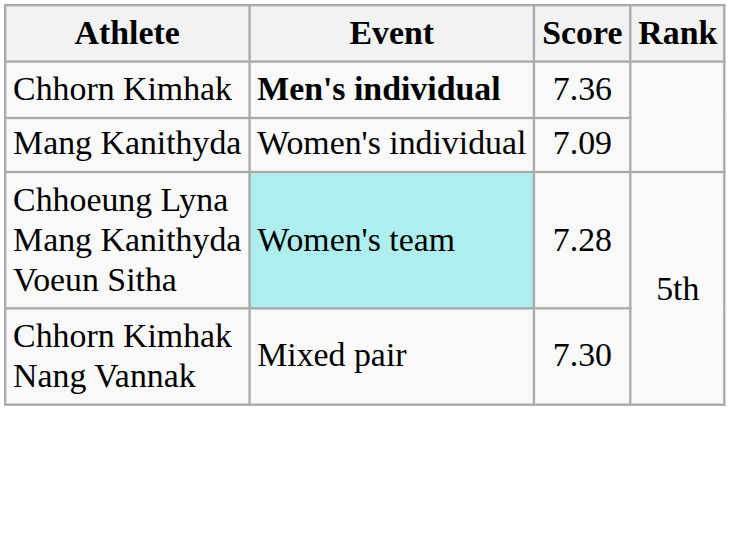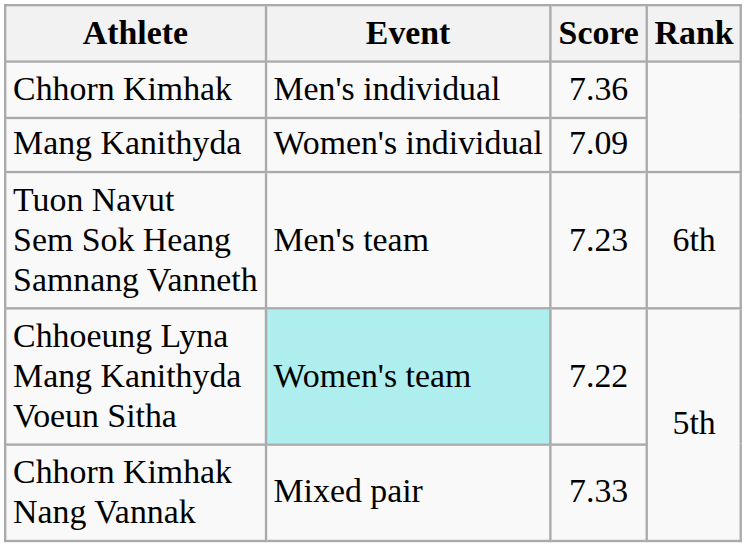(379, 88) bold -> (387, 88) normal
+ row: (135, 240)
(582, 240) 7.28 -> (599, 375) 7.22
(582, 355) 7.30 -> (599, 491) 7.33
